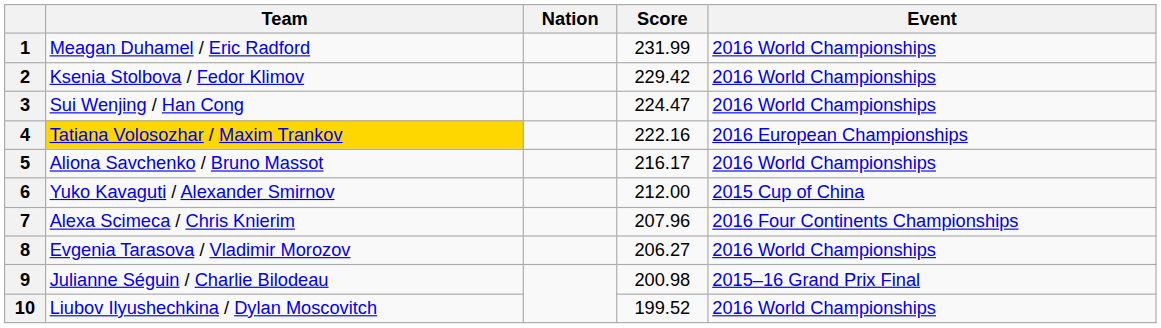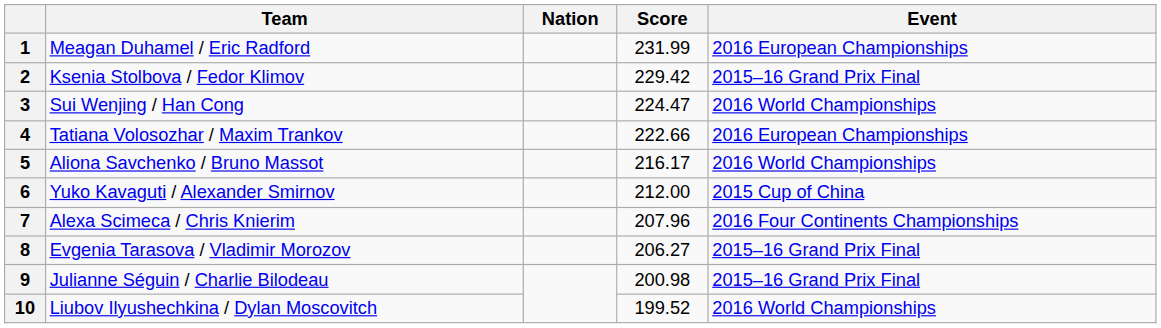(824, 47) 2016 World Championships -> (840, 47) 2016 European Championships
(824, 76) 2016 World Championships -> (816, 76) 2015–16 Grand Prix Final
(196, 134) gold background -> (196, 134) no background
(662, 134) 222.16 -> (662, 134) 222.66
(824, 250) 2016 World Championships -> (816, 250) 2015–16 Grand Prix Final
